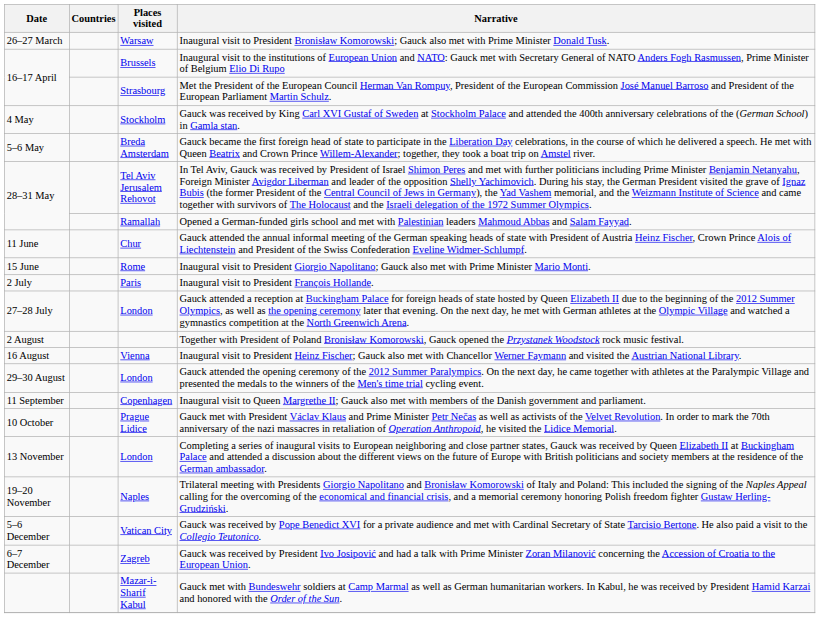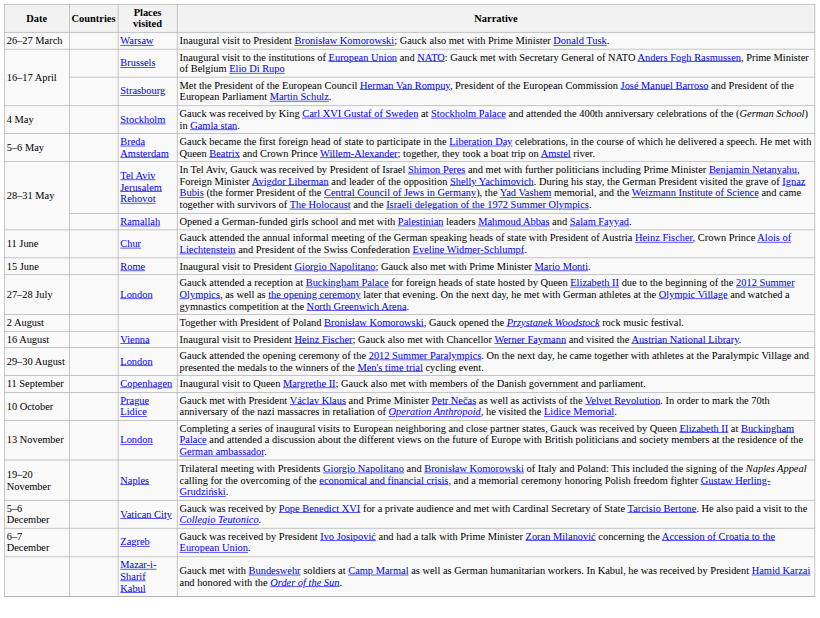- row: (277, 282)
